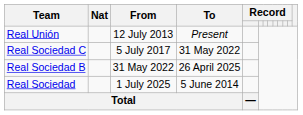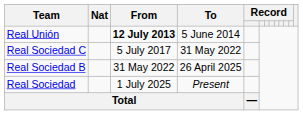(143, 34) normal -> (144, 34) bold
(210, 34) Present -> (211, 34) 5 June 2014
(210, 84) 5 June 2014 -> (211, 84) Present
